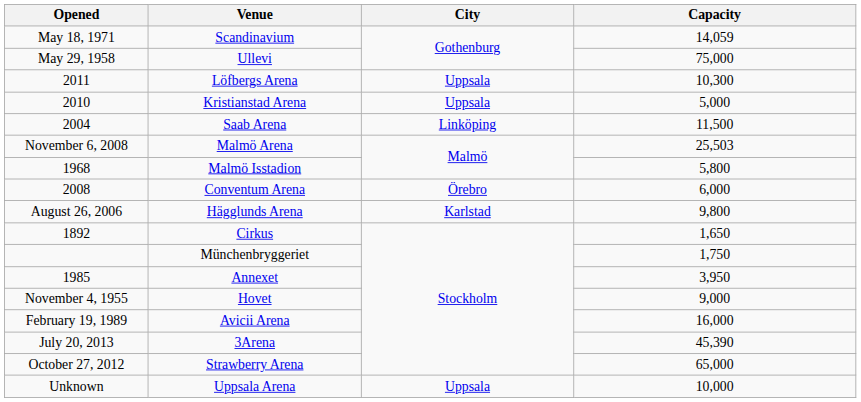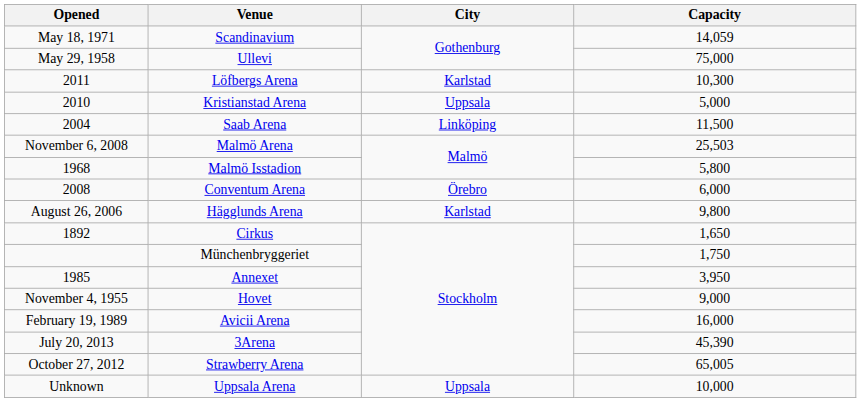(467, 80) Uppsala -> (467, 80) Karlstad
(715, 364) 65,000 -> (715, 364) 65,005
